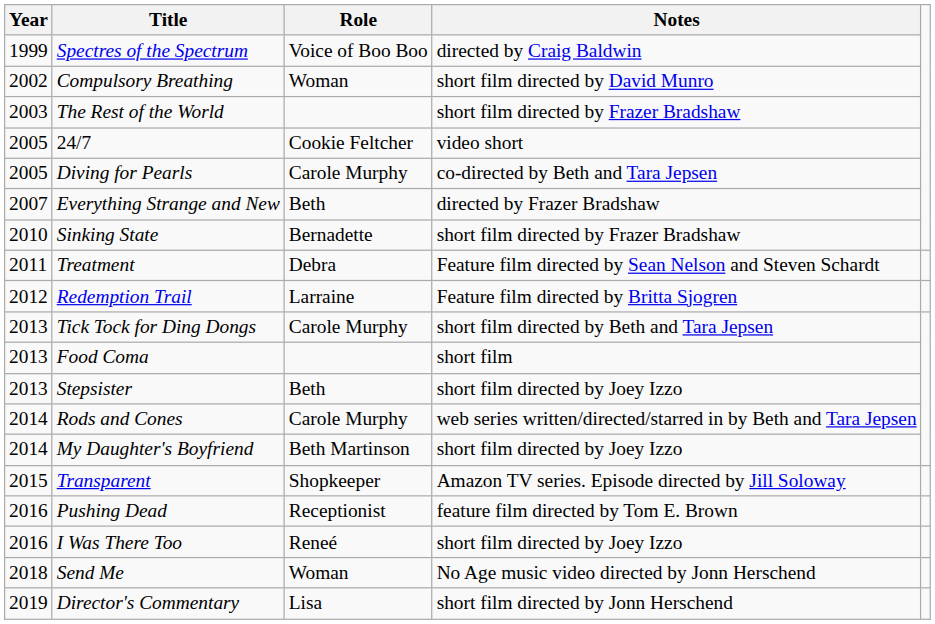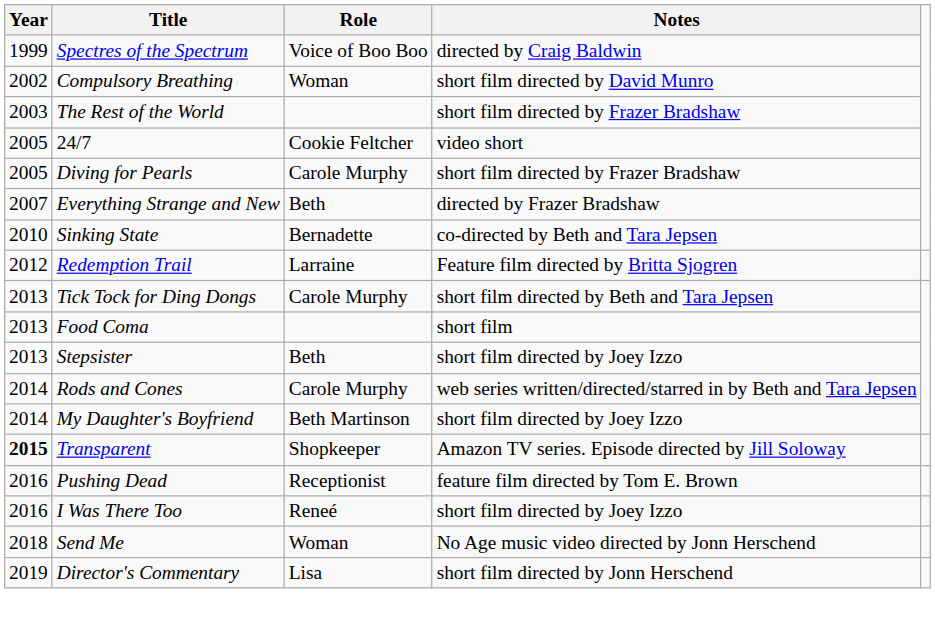(577, 173) co-directed by Beth and Tara Jepsen -> (589, 173) short film directed by Frazer Bradshaw
(589, 234) short film directed by Frazer Bradshaw -> (577, 234) co-directed by Beth and Tara Jepsen
- row: (96, 265)
(28, 480) normal -> (28, 449) bold
